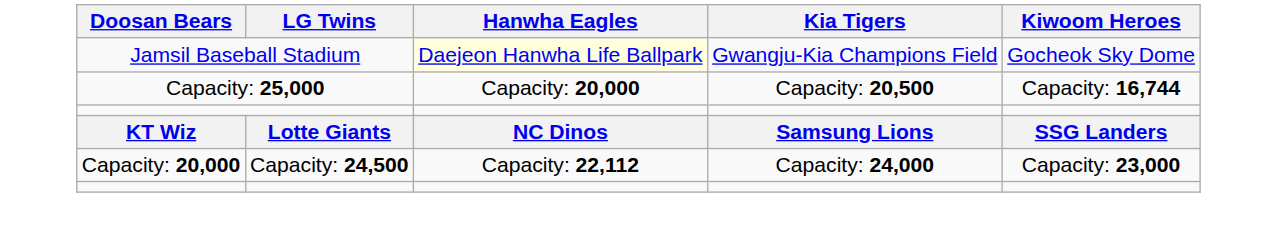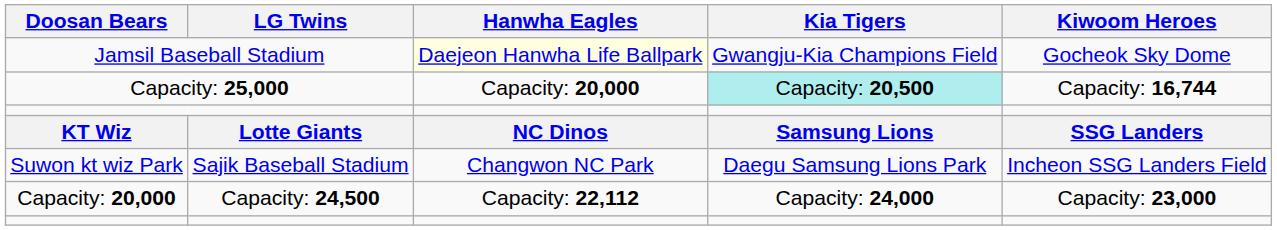(855, 88) no background -> (855, 88) paleturquoise background
+ row: (97, 164)
